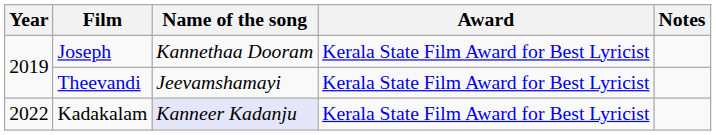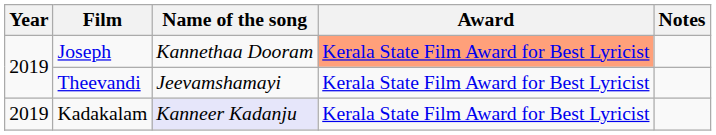(486, 51) no background -> (486, 51) lightsalmon background
(29, 113) 2022 -> (29, 113) 2019
